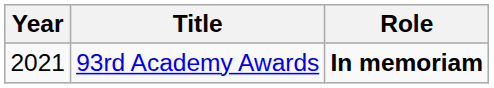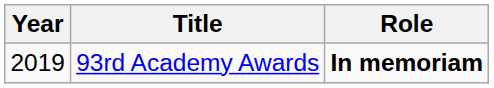(38, 62) 2021 -> (38, 62) 2019
